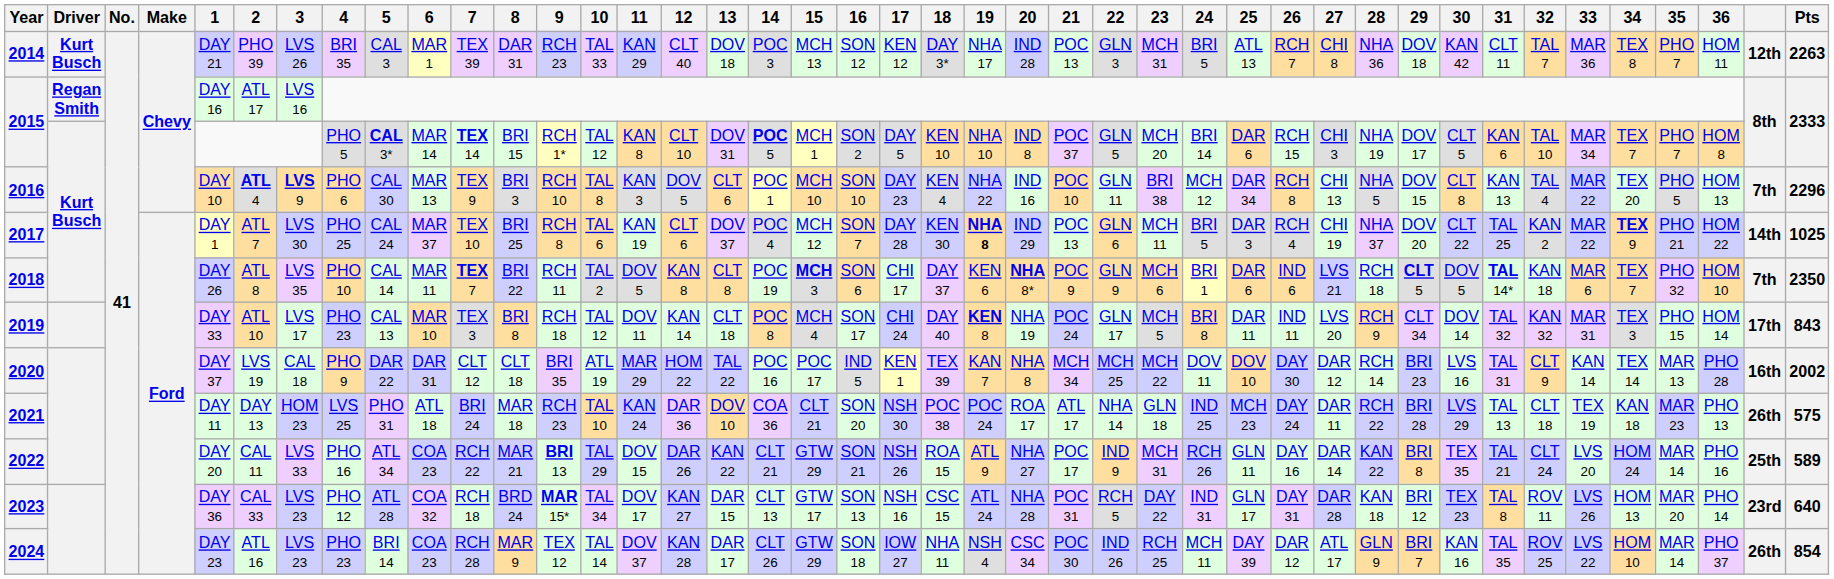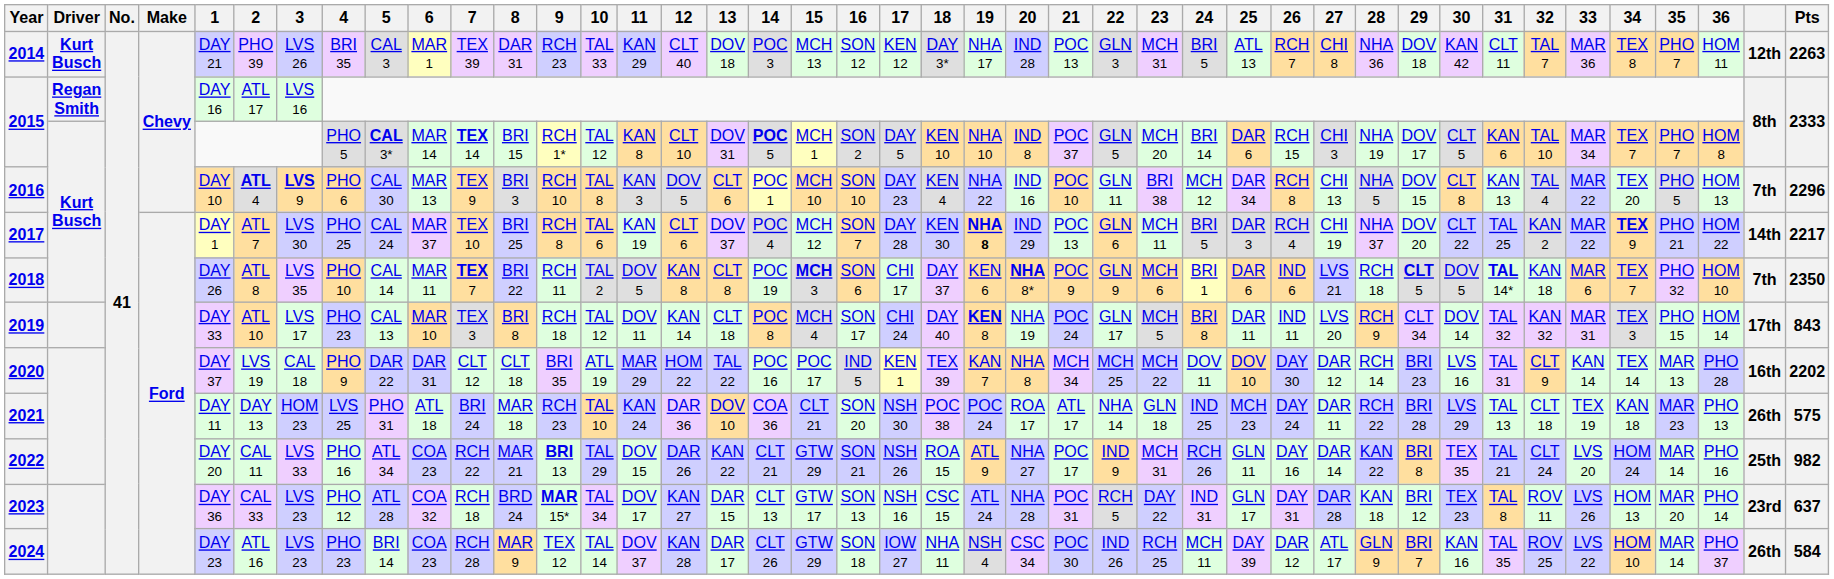(1807, 235) 1025 -> (1807, 235) 2217
(1807, 371) 2002 -> (1807, 371) 2202
(1807, 461) 589 -> (1807, 461) 982
(1807, 506) 640 -> (1807, 506) 637
(1807, 552) 854 -> (1807, 552) 584
